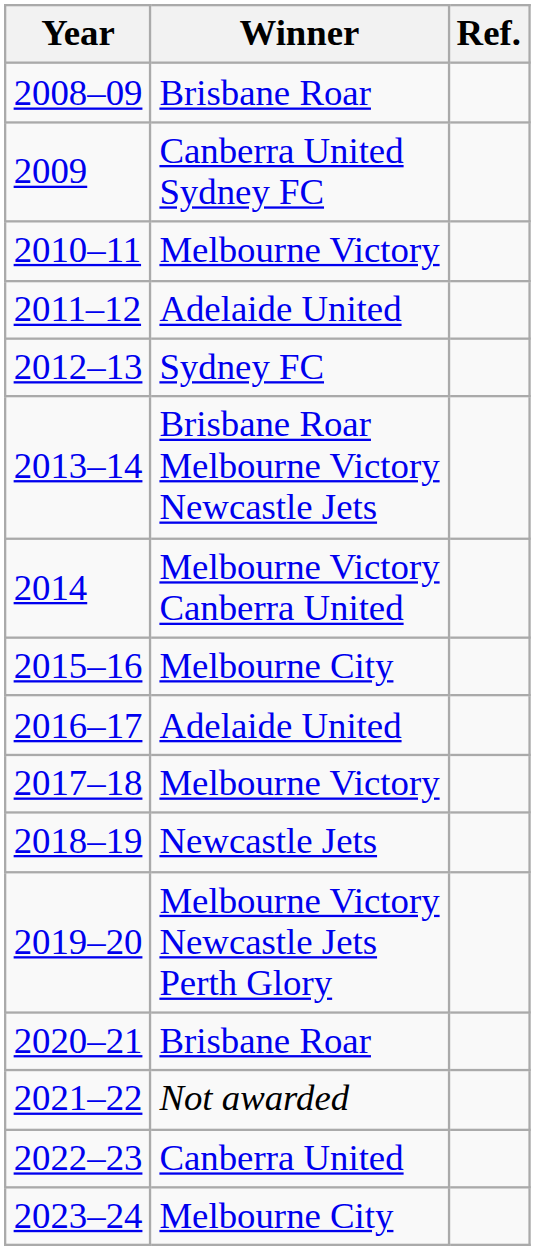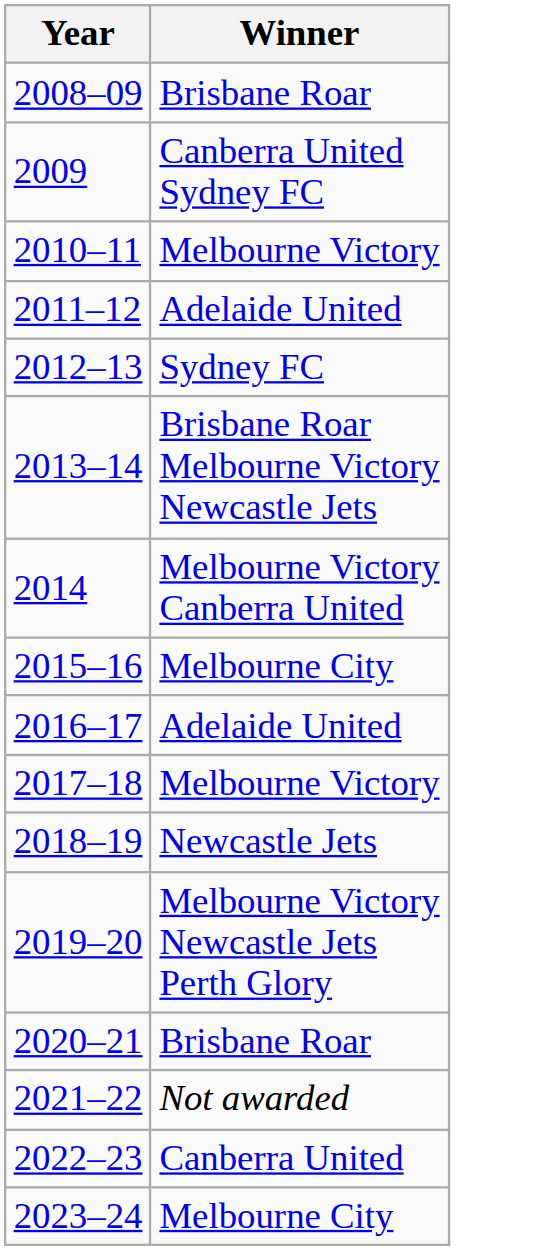- column: (489, 33)
